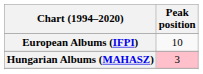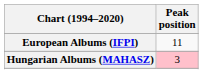(177, 42) 10 -> (177, 42) 11
